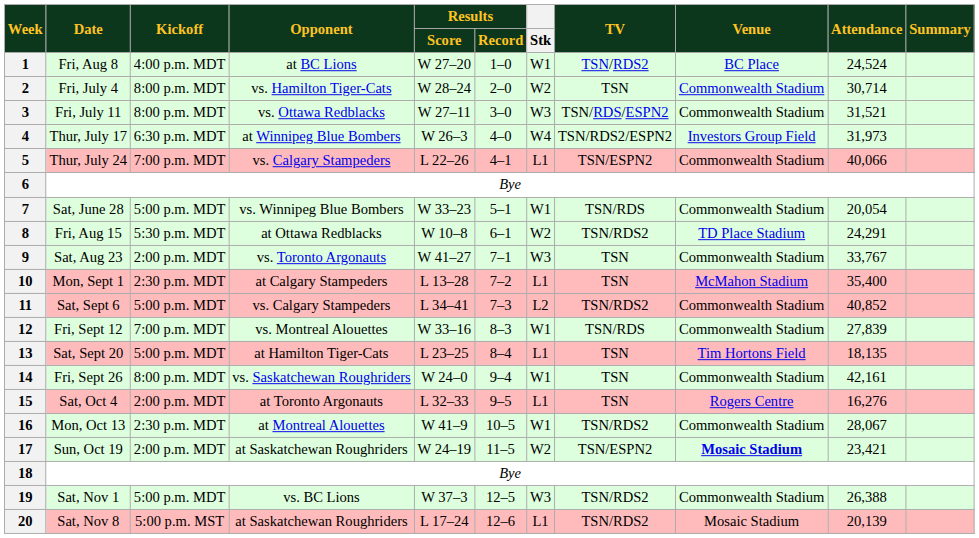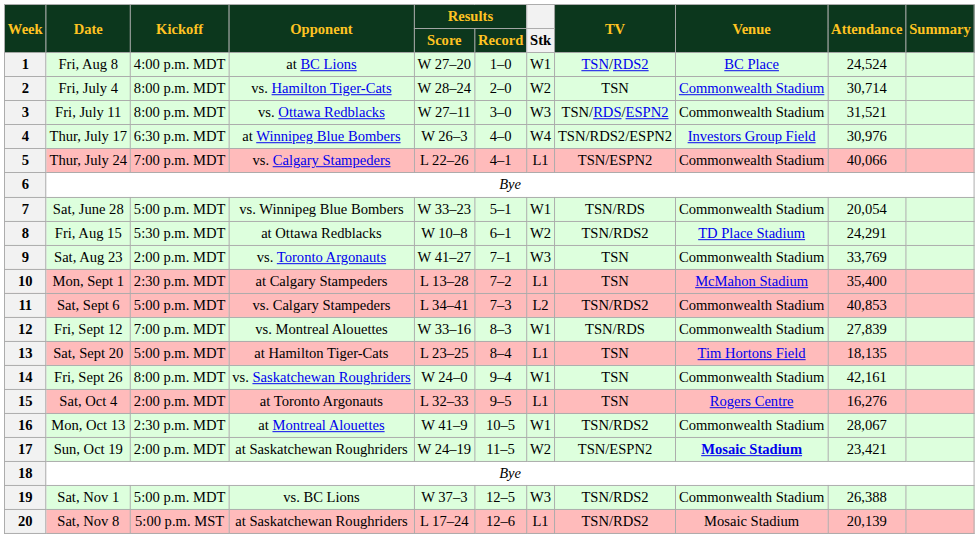(867, 137) 31,973 -> (867, 137) 30,976
(867, 257) 33,767 -> (867, 257) 33,769
(867, 305) 40,852 -> (867, 305) 40,853
